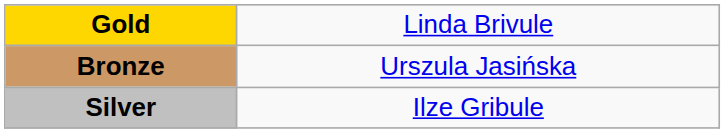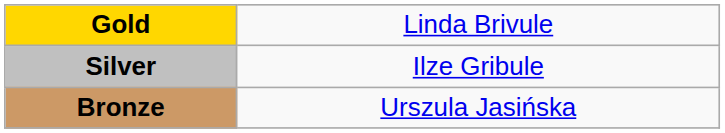rows swapped: (121, 107) <-> (121, 66)
